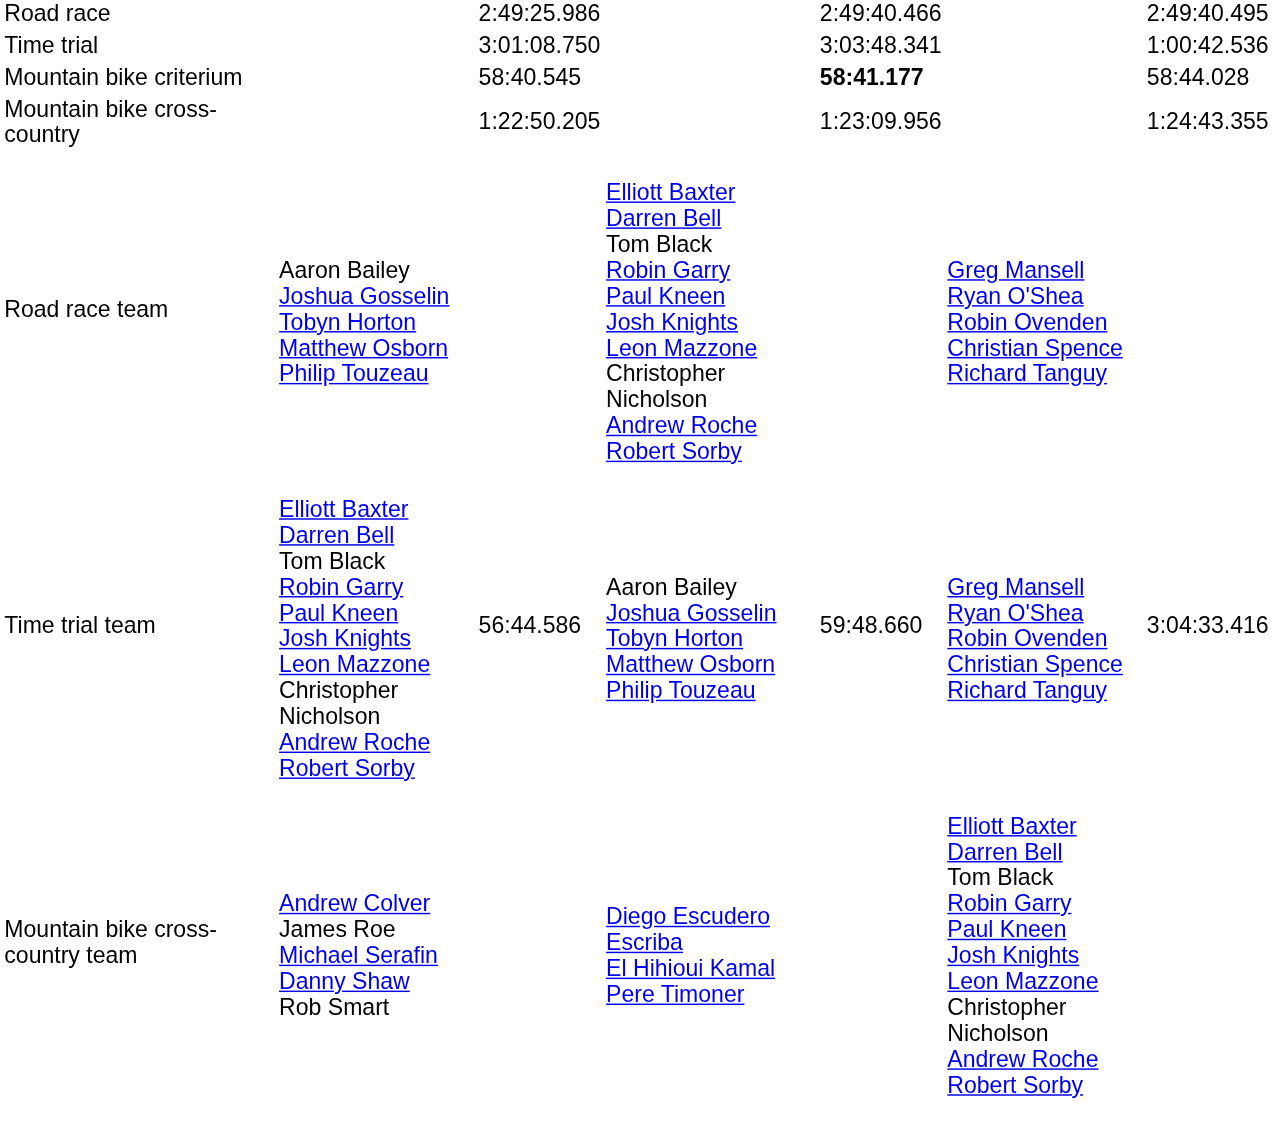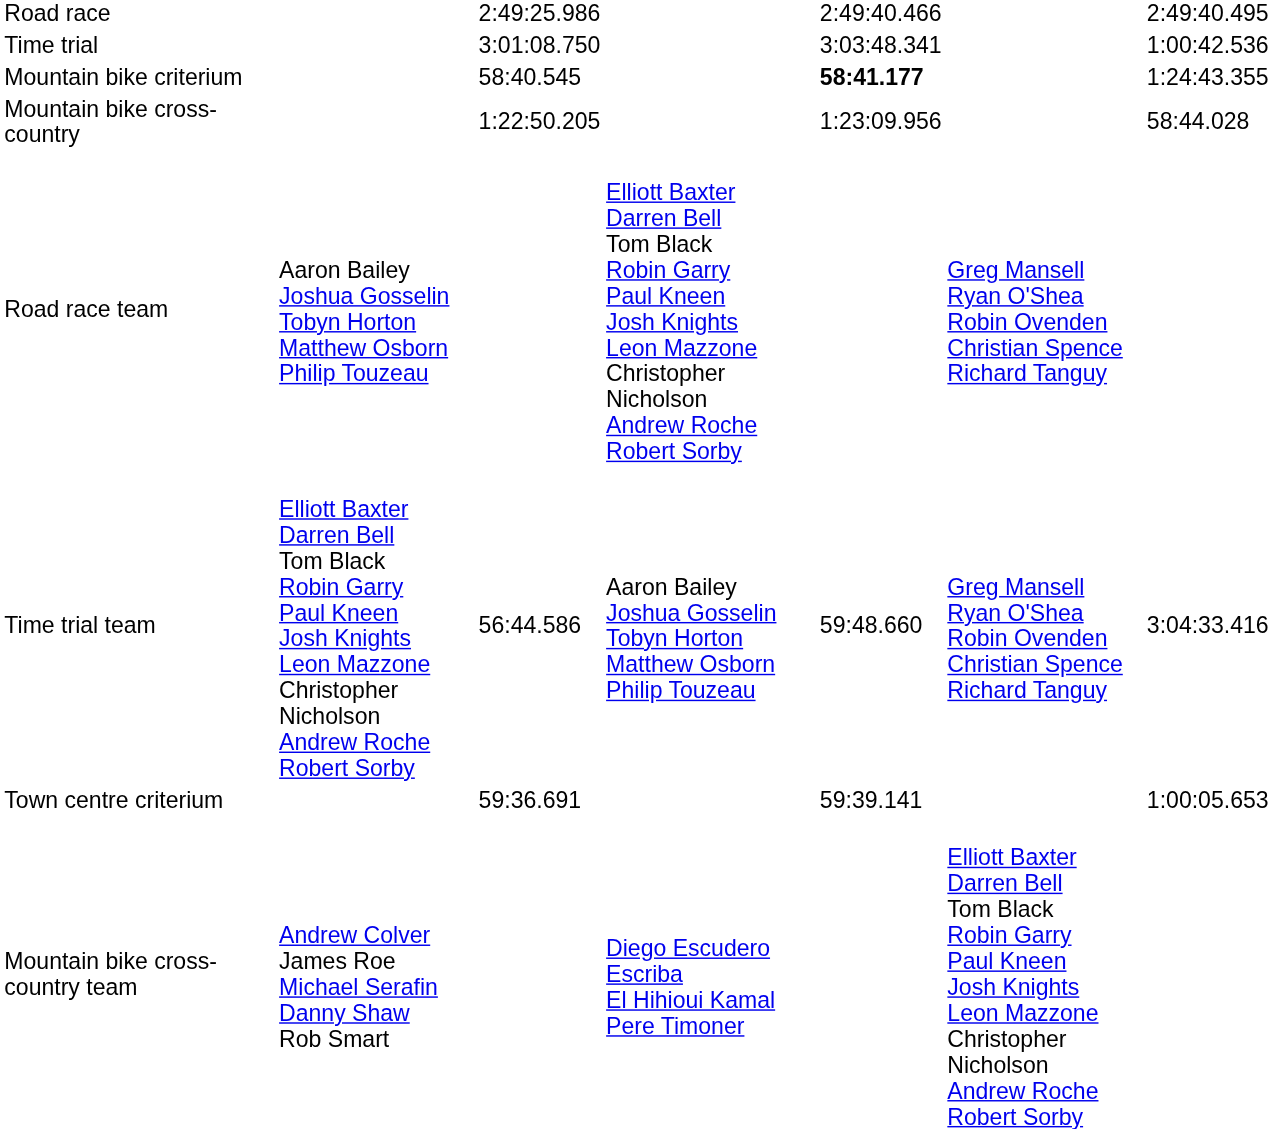(1198, 77) 58:44.028 -> (1208, 77) 1:24:43.355
(1208, 122) 1:24:43.355 -> (1198, 122) 58:44.028
+ row: (114, 800)
